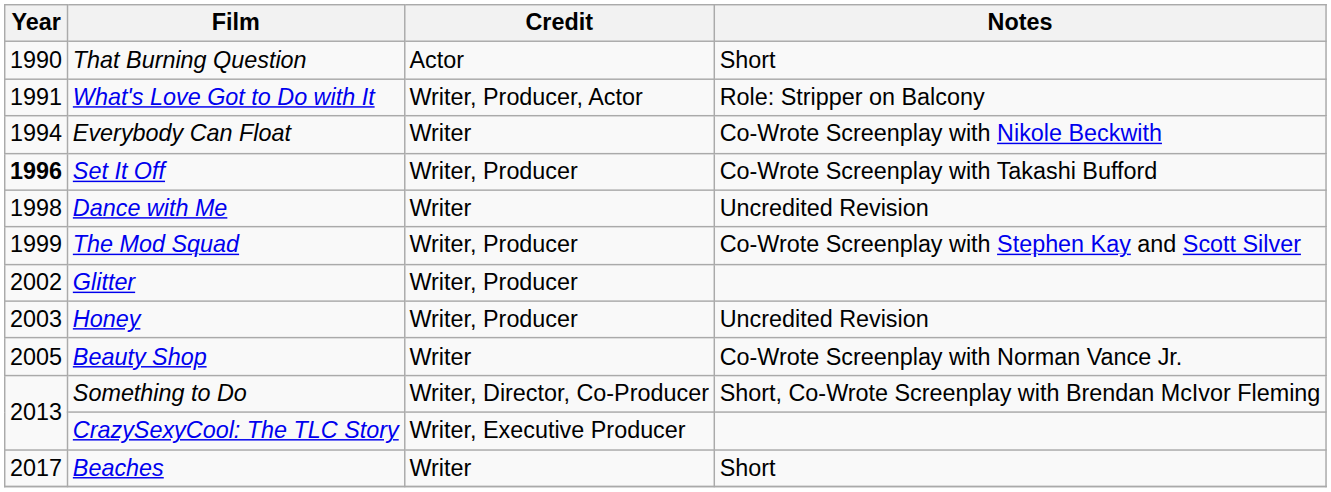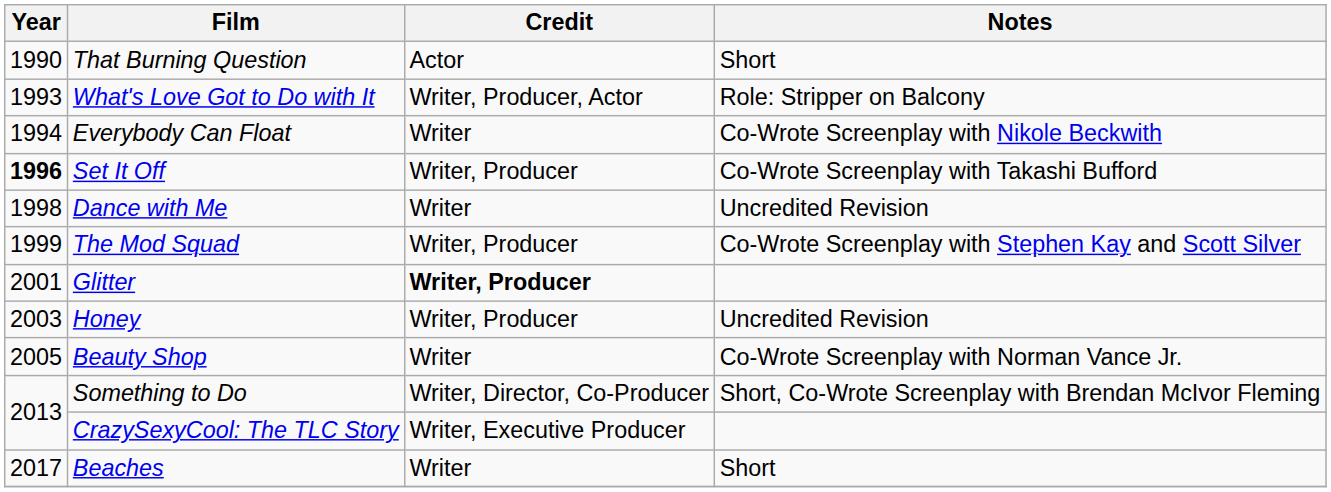(36, 97) 1991 -> (36, 97) 1993
(36, 282) 2002 -> (36, 282) 2001
(494, 282) normal -> (500, 282) bold
